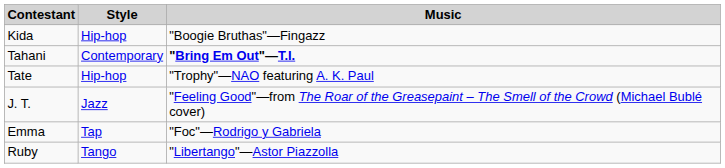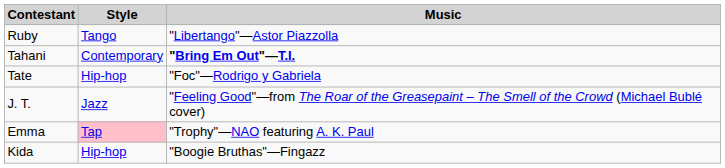rows swapped: (23, 152) <-> (20, 35)
(271, 76) "Trophy"—NAO featuring A. K. Paul -> (245, 76) "Foc"—Rodrigo y Gabriela
(91, 132) no background -> (91, 132) pink background
(245, 132) "Foc"—Rodrigo y Gabriela -> (271, 132) "Trophy"—NAO featuring A. K. Paul
